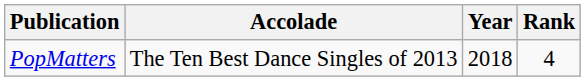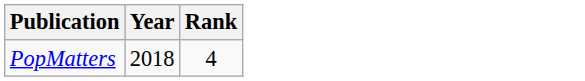- column: (294, 22)
